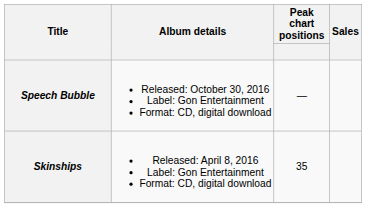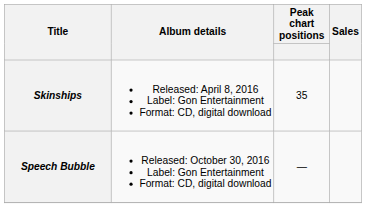rows swapped: (58, 166) <-> (58, 95)
